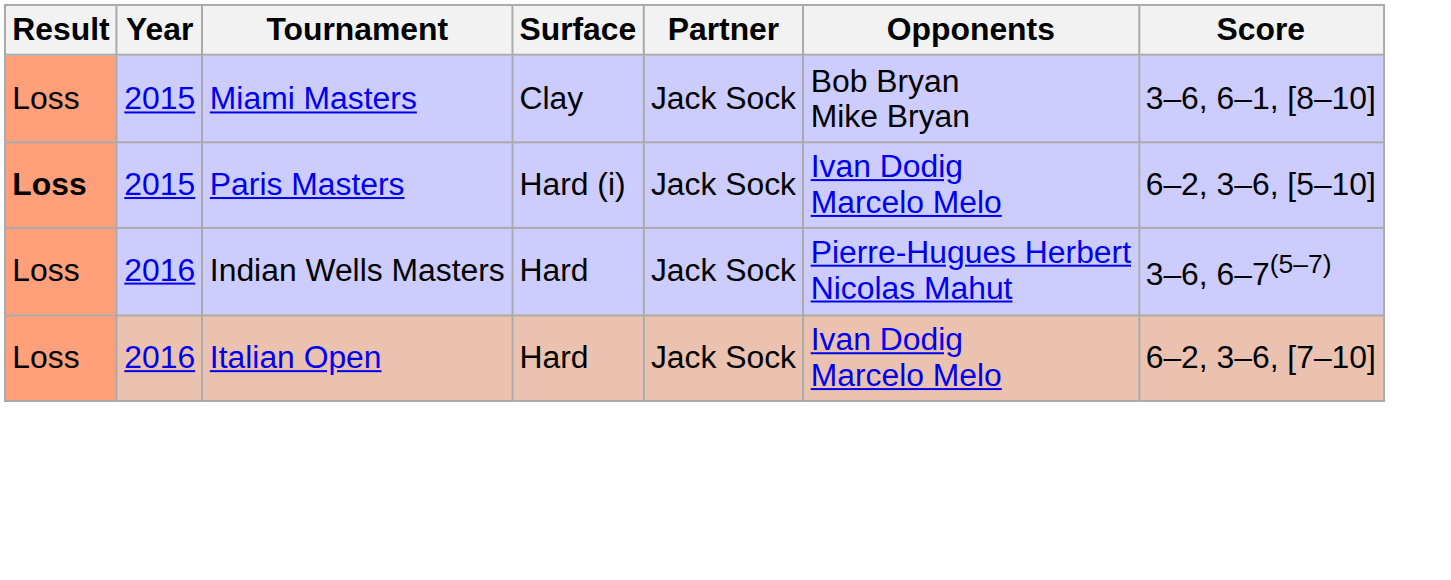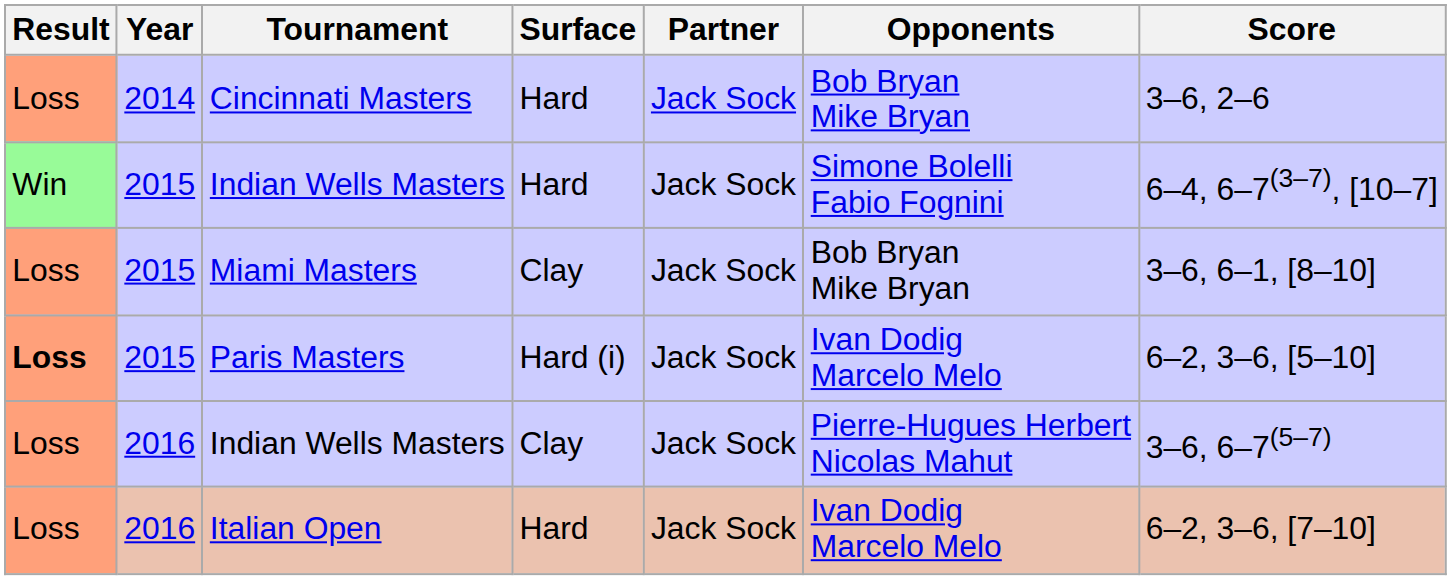+ row: (160, 98)
+ row: (160, 184)
(554, 270) Hard -> (551, 443) Clay
